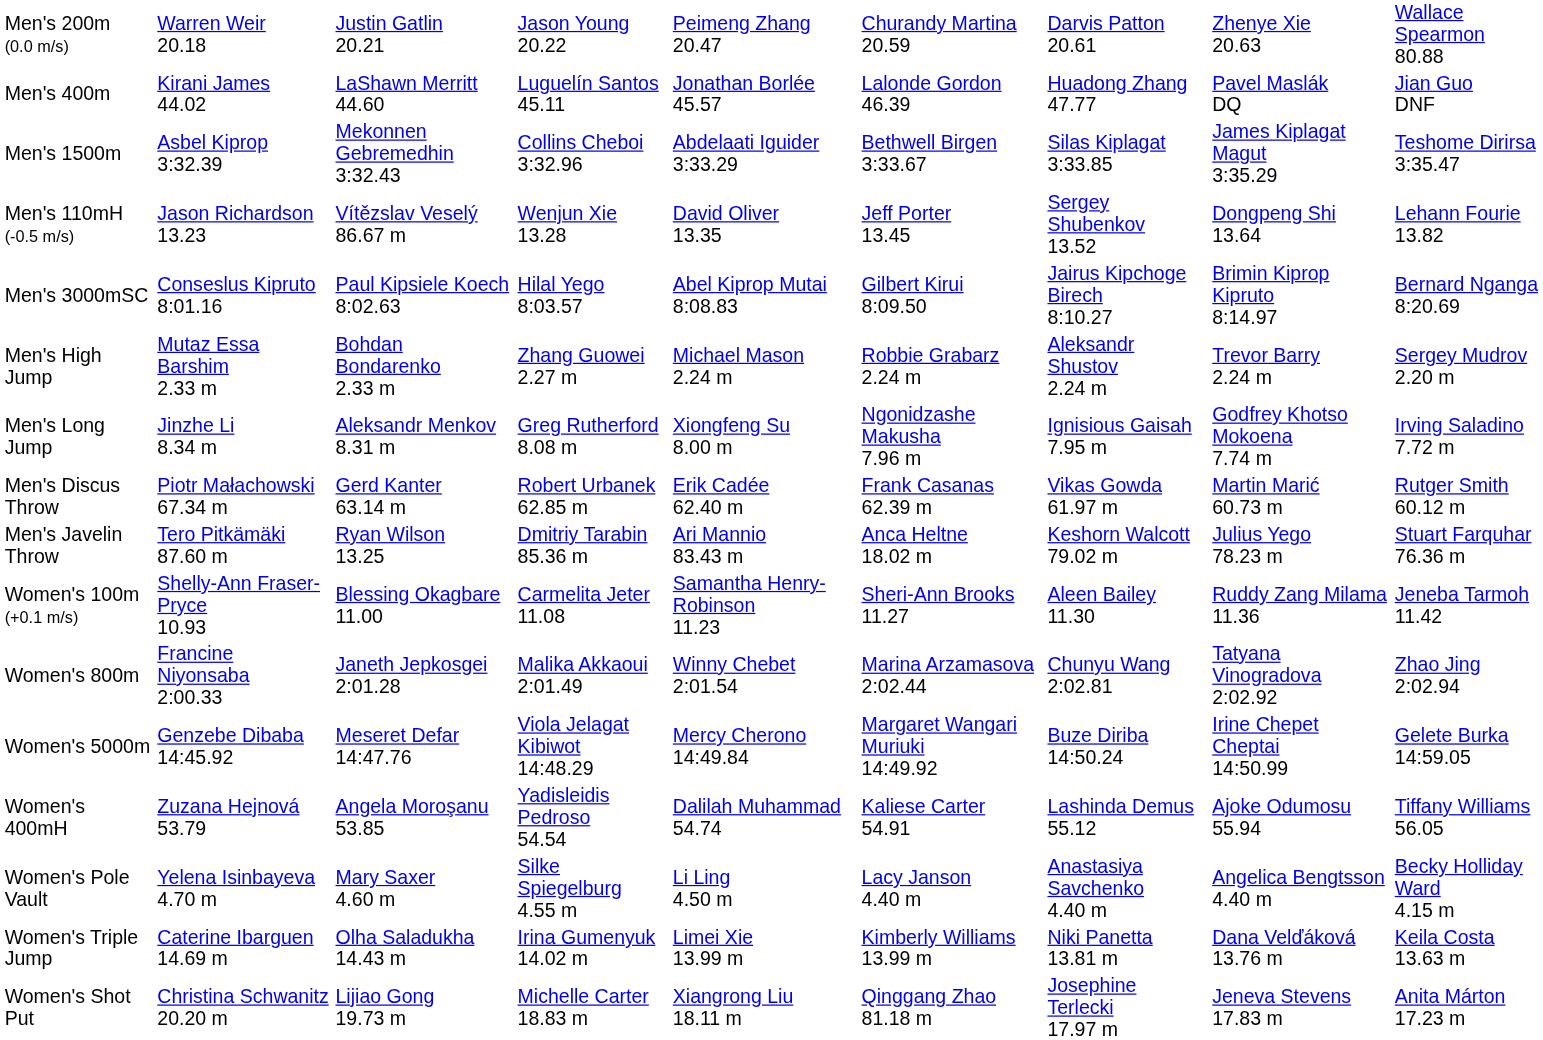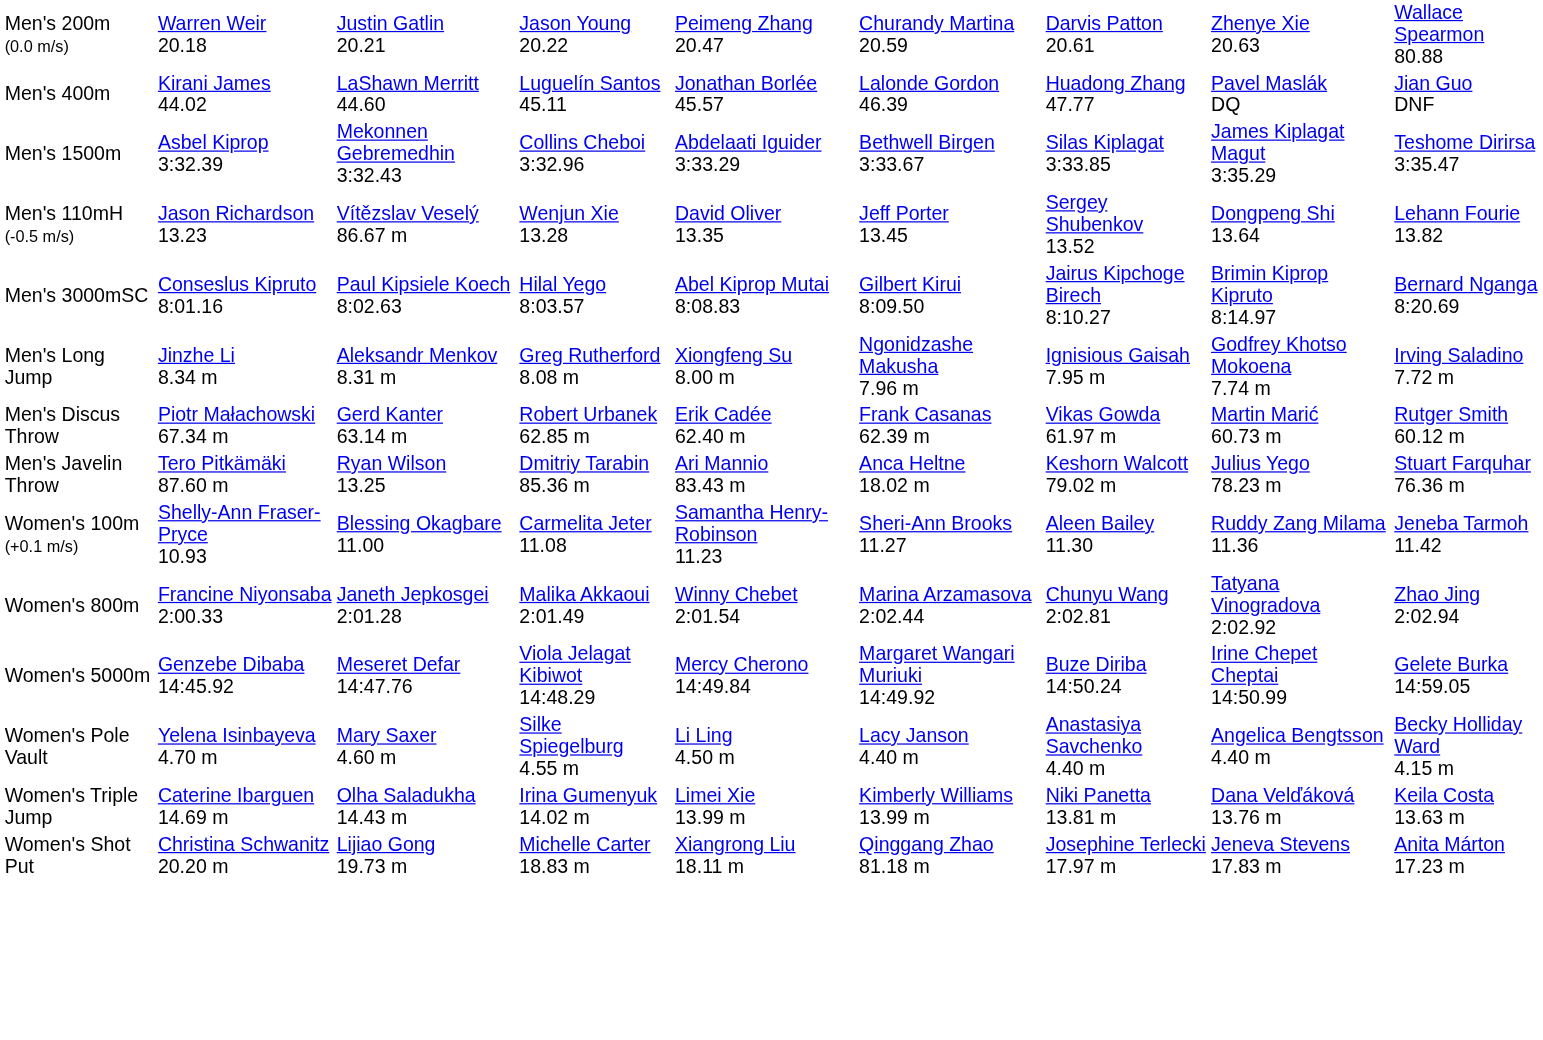- row: (53, 366)
- row: (45, 817)
